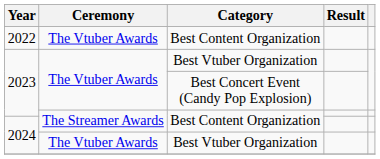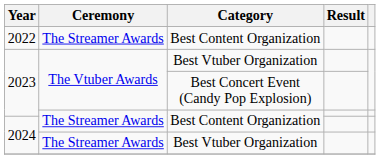(103, 37) The Vtuber Awards -> (103, 37) The Streamer Awards
(103, 143) The Vtuber Awards -> (103, 143) The Streamer Awards
